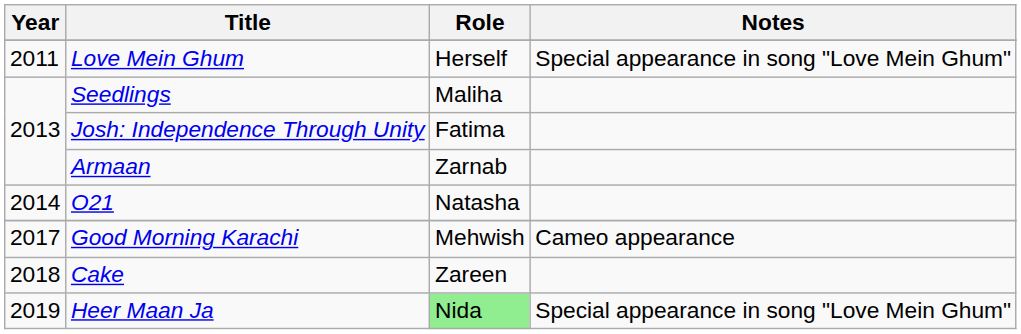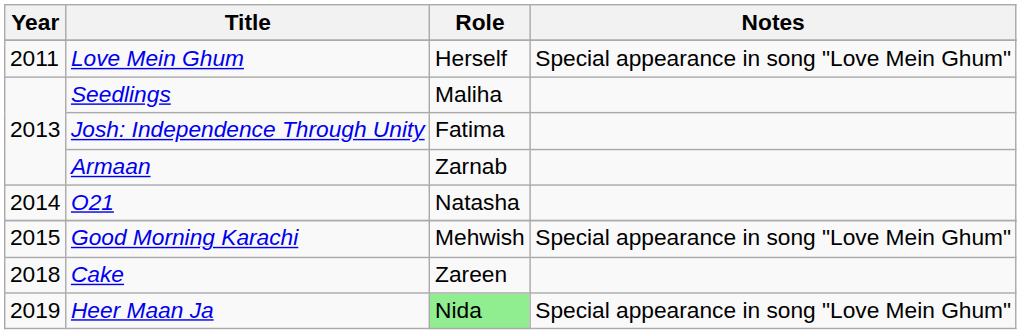(35, 238) 2017 -> (35, 238) 2015
(635, 238) Cameo appearance -> (773, 238) Special appearance in song "Love Mein Ghum"
